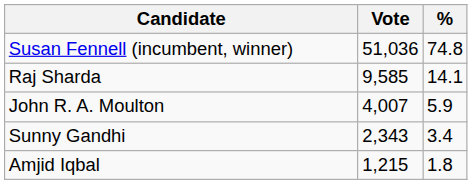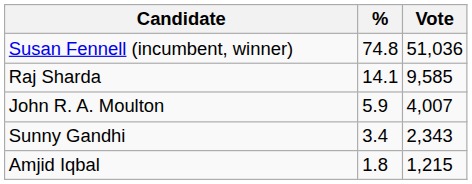columns swapped: (390, 19) <-> (445, 19)
